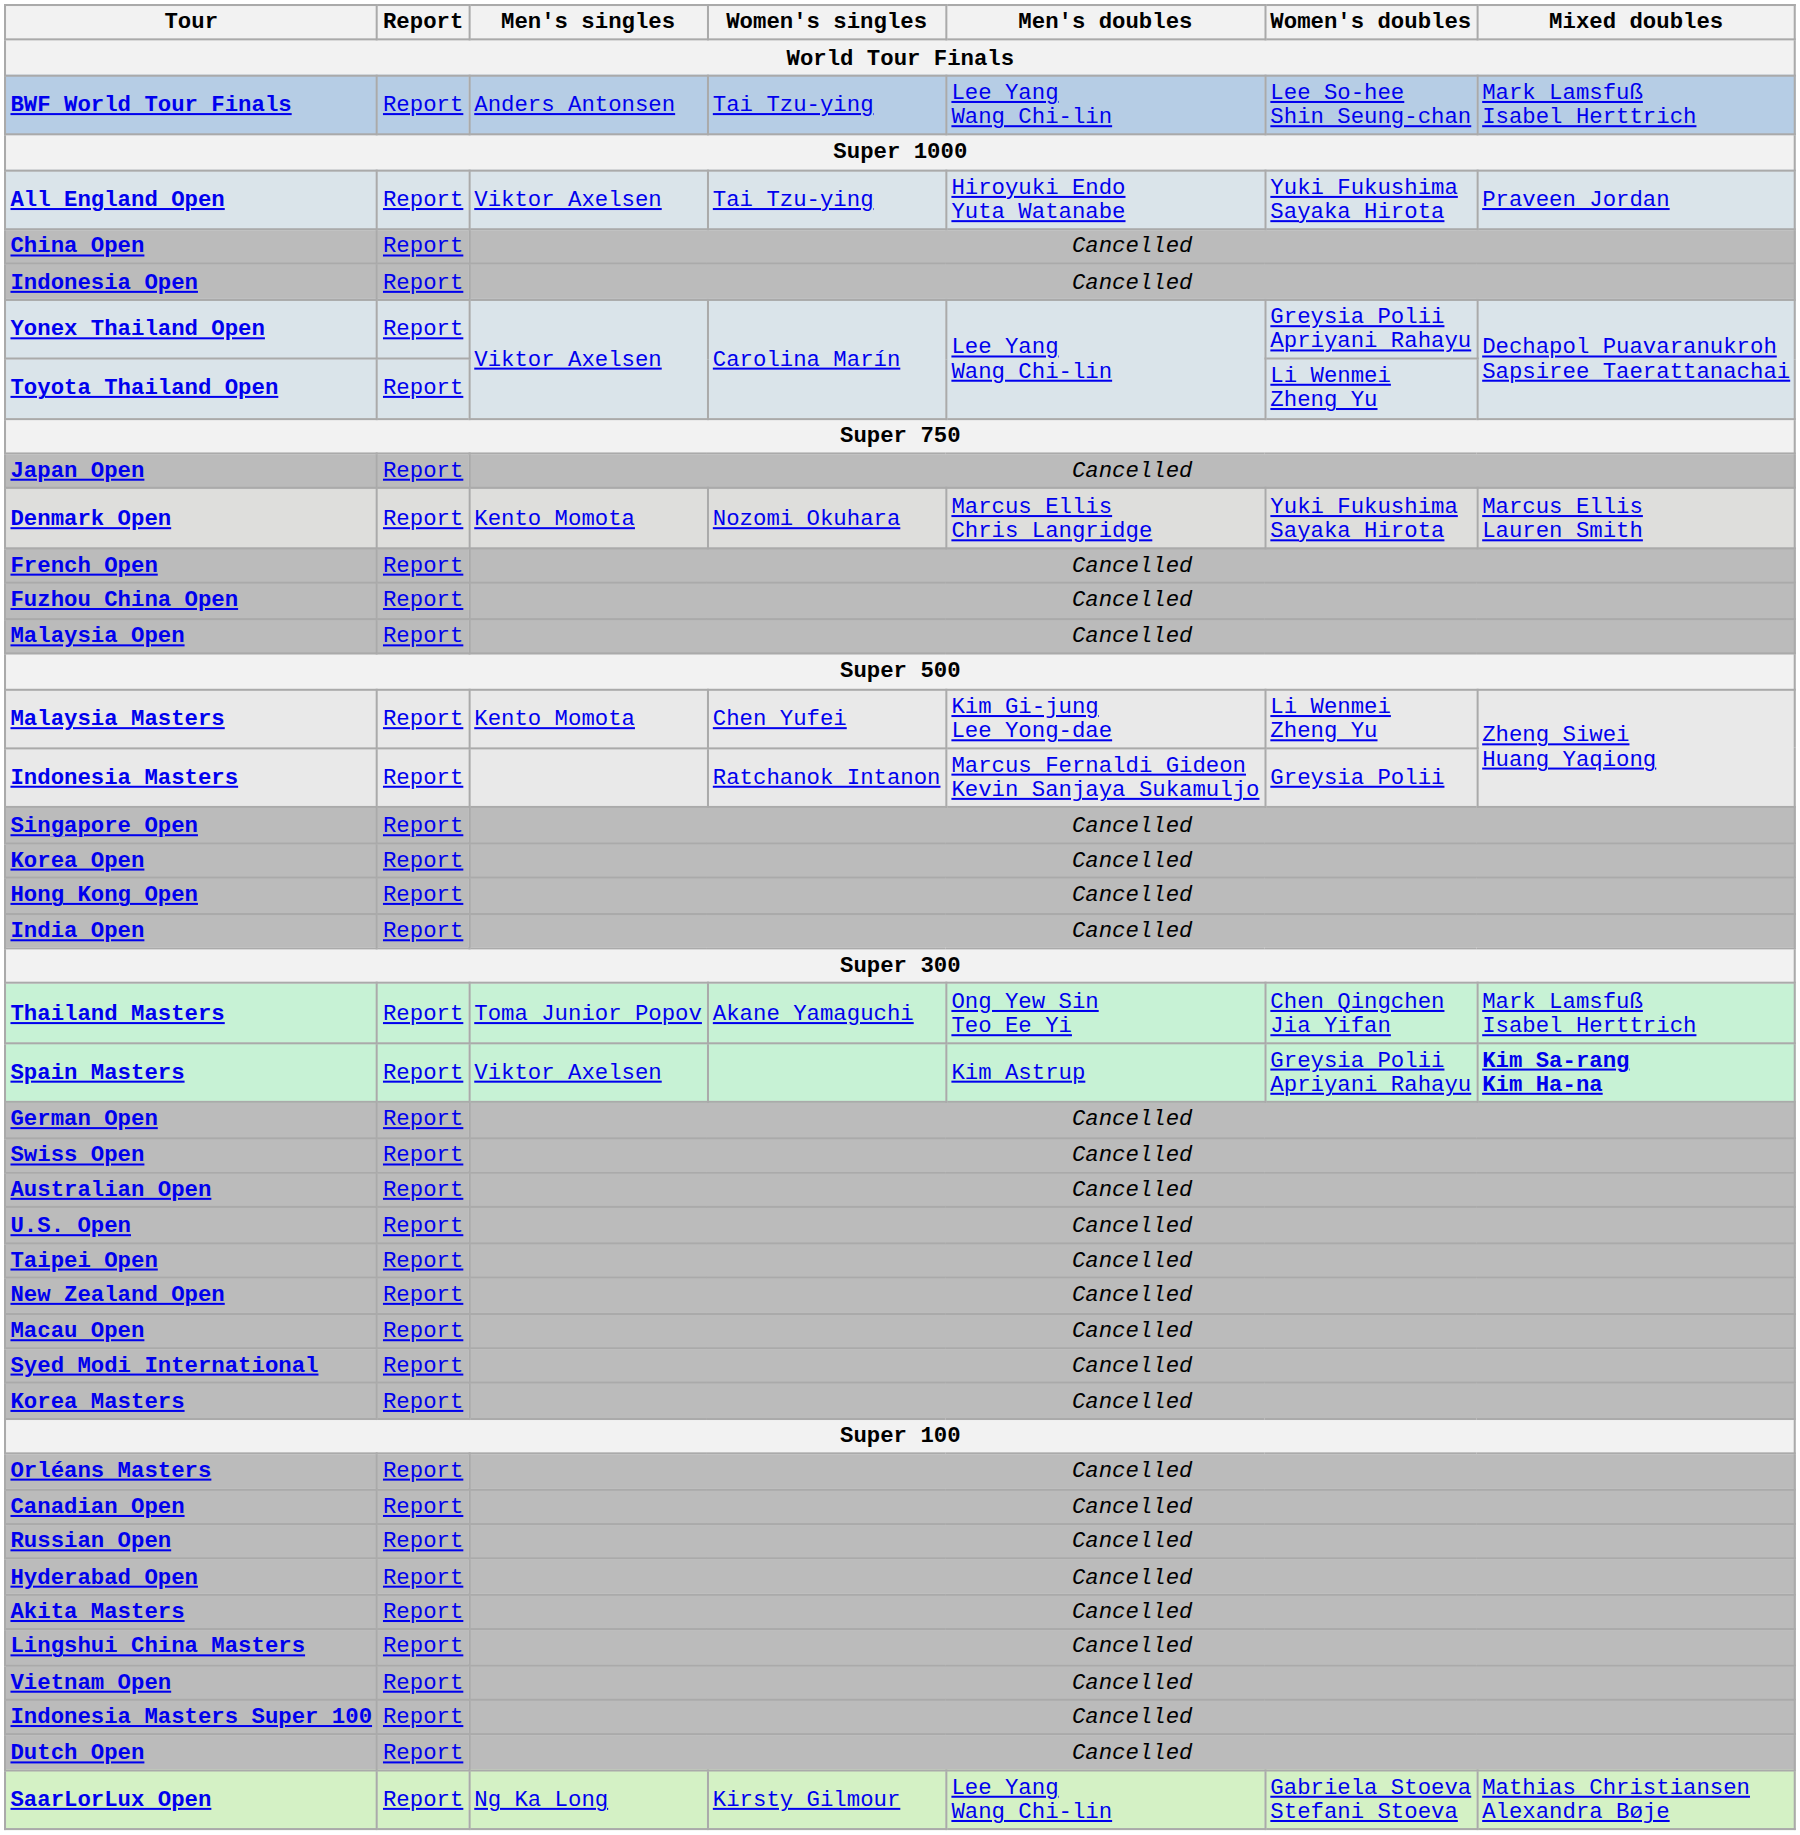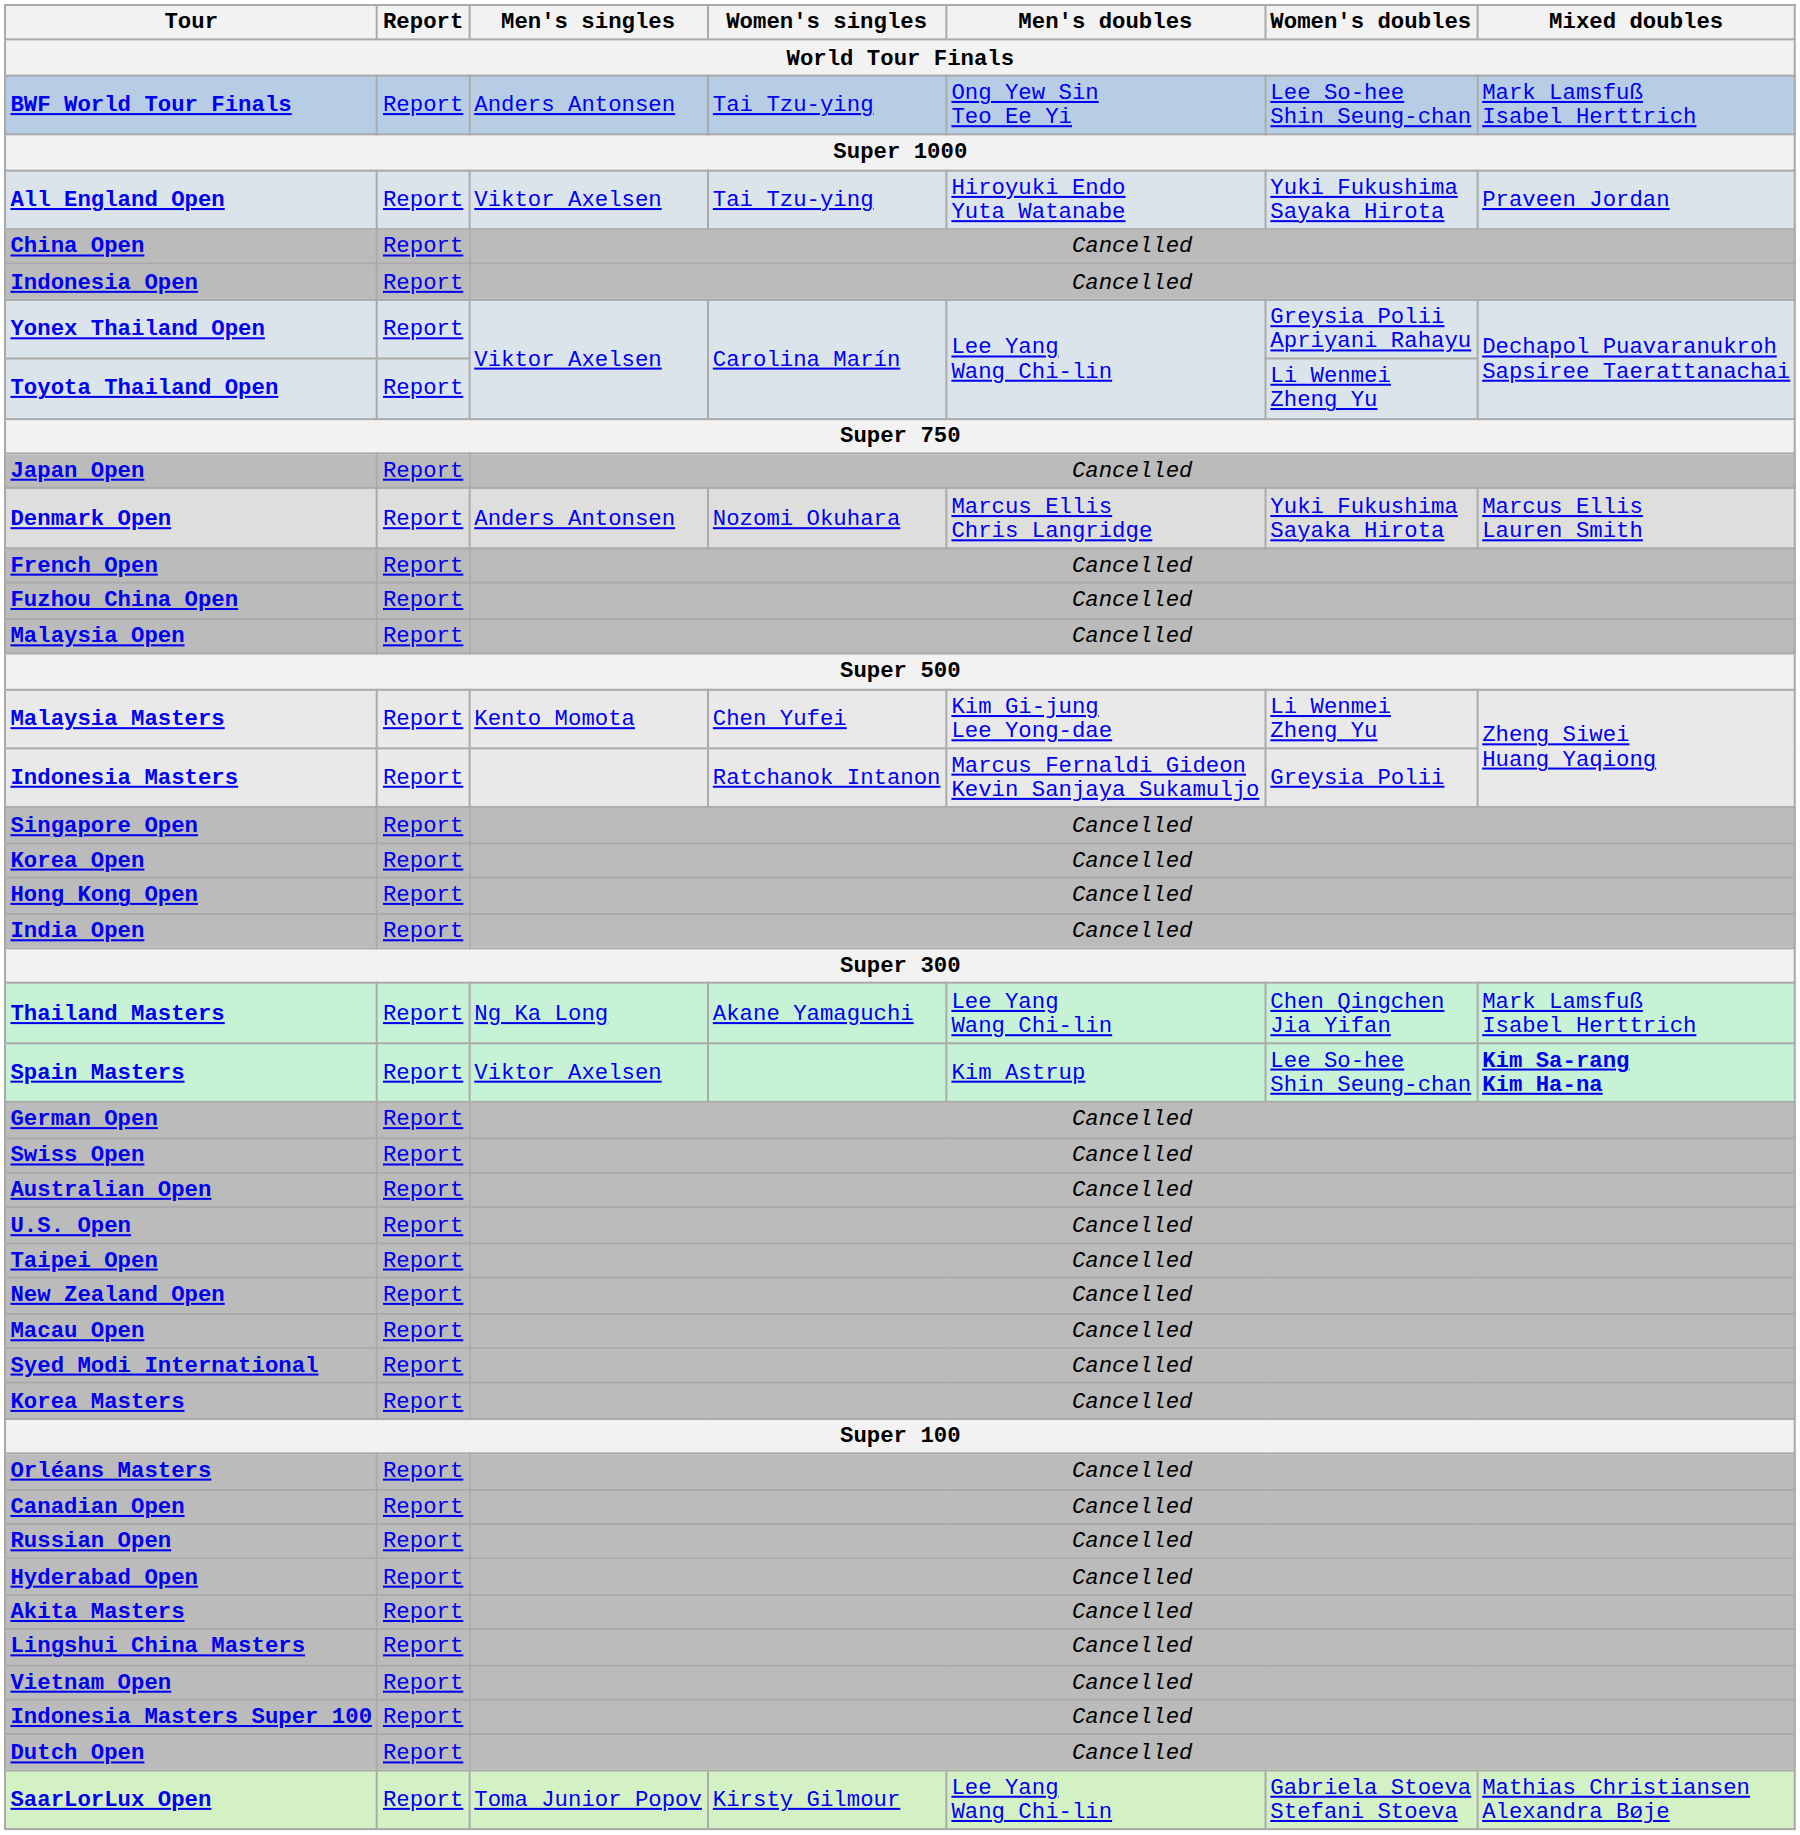(1032, 105) Lee Yang Wang Chi-lin -> (1025, 105) Ong Yew Sin Teo Ee Yi
(555, 518) Kento Momota -> (575, 518) Anders Antonsen
(588, 1013) Toma Junior Popov -> (541, 1013) Ng Ka Long
(1025, 1013) Ong Yew Sin Teo Ee Yi -> (1032, 1013) Lee Yang Wang Chi-lin
(1371, 1073) Greysia Polii Apriyani Rahayu -> (1371, 1073) Lee So-hee Shin Seung-chan
(541, 1800) Ng Ka Long -> (588, 1800) Toma Junior Popov
